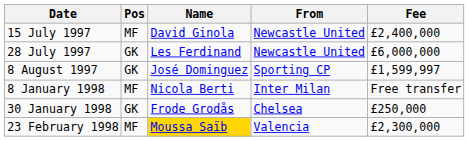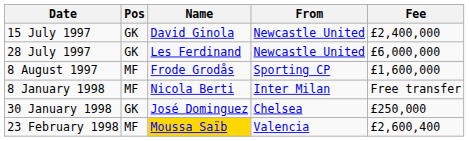(131, 33) MF -> (131, 33) GK
(131, 70) GK -> (131, 70) MF
(199, 70) José Dominguez -> (192, 70) Frode Grodås
(405, 70) £1,599,997 -> (405, 70) £1,600,000
(192, 108) Frode Grodås -> (199, 108) José Dominguez
(405, 127) £2,300,000 -> (405, 127) £2,600,400
